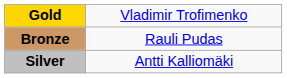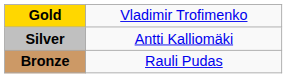rows swapped: (45, 61) <-> (45, 38)
